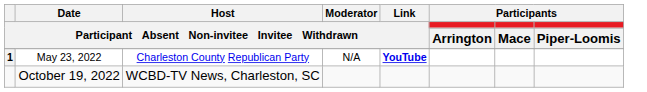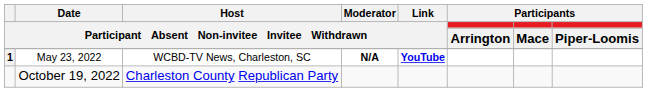(223, 57) Charleston County Republican Party -> (232, 57) WCBD-TV News, Charleston, SC
(351, 57) normal -> (370, 57) bold
(223, 76) WCBD-TV News, Charleston, SC -> (232, 76) Charleston County Republican Party
